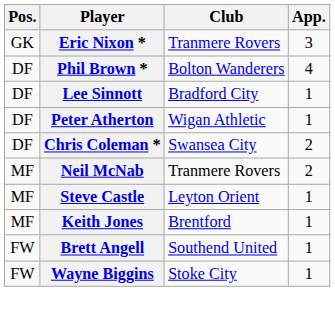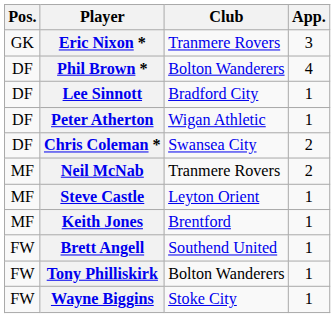+ row: (102, 273)
